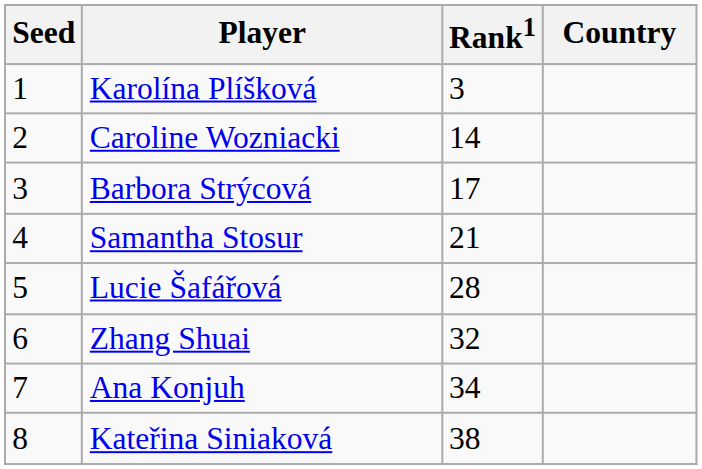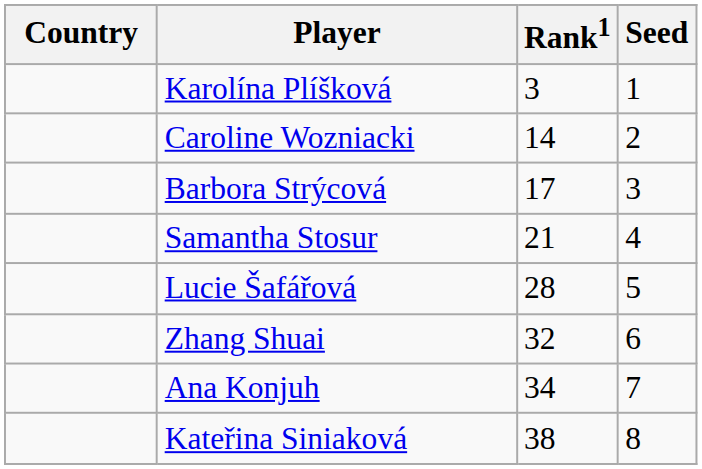columns swapped: (619, 33) <-> (44, 33)
